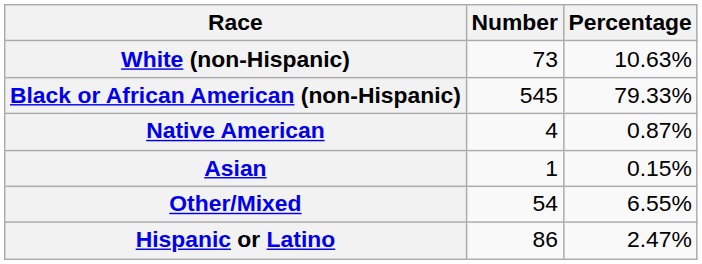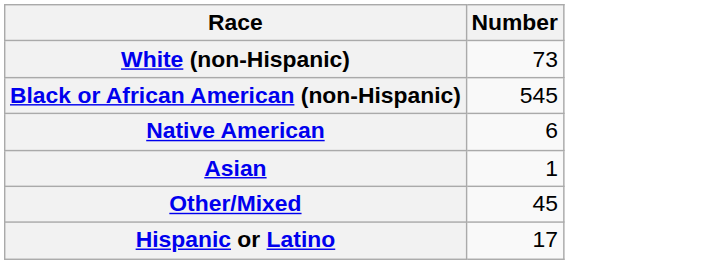- column: (630, 22)
(552, 131) 4 -> (552, 131) 6
(545, 204) 54 -> (545, 204) 45
(545, 240) 86 -> (545, 240) 17
